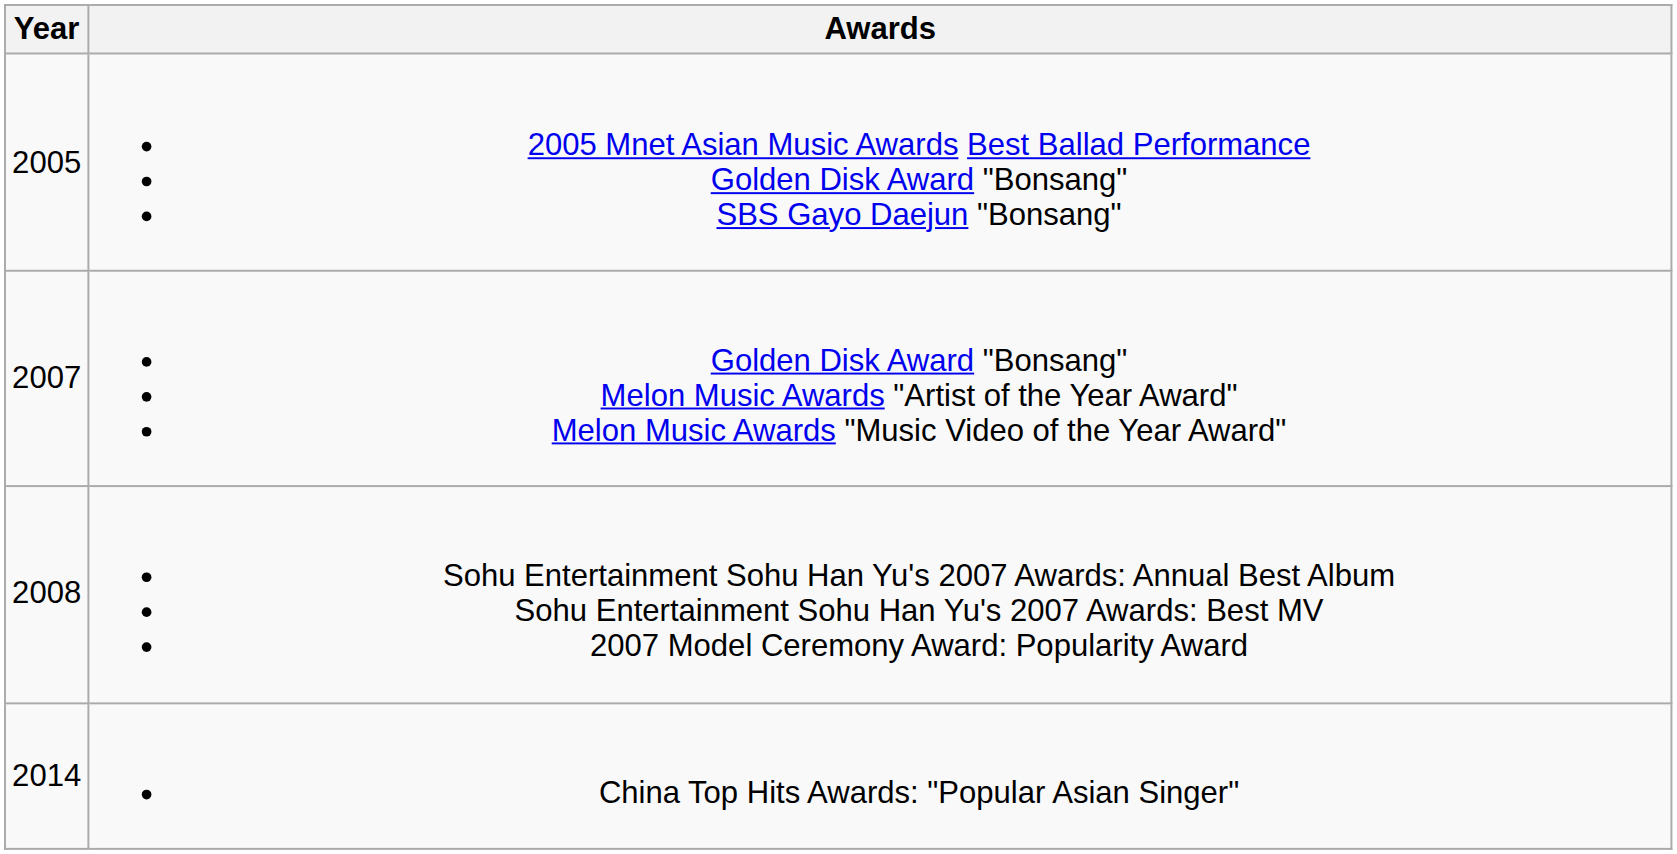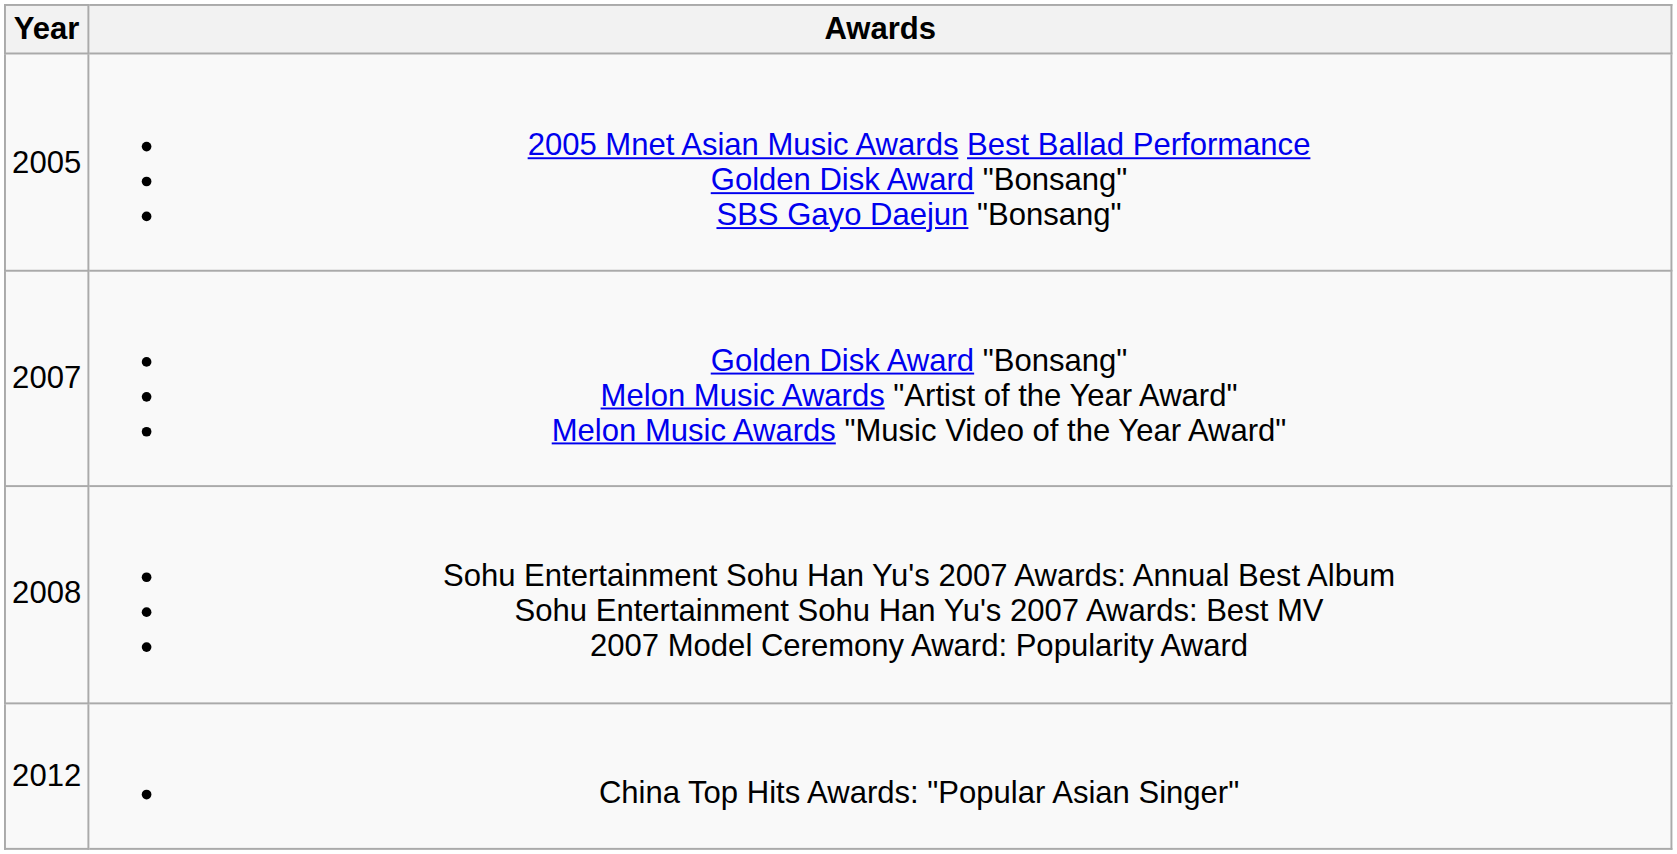(47, 775) 2014 -> (47, 775) 2012
